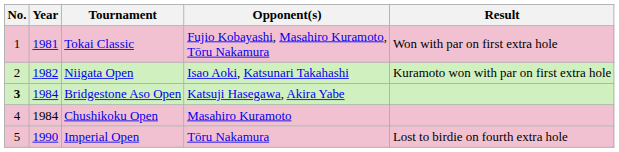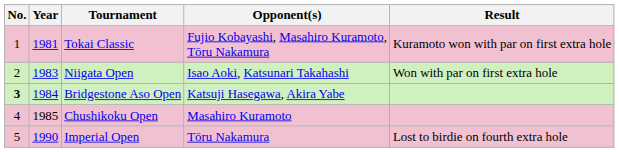(475, 44) Won with par on first extra hole -> (502, 44) Kuramoto won with par on first extra hole
(45, 73) 1982 -> (45, 73) 1983
(502, 73) Kuramoto won with par on first extra hole -> (475, 73) Won with par on first extra hole
(45, 115) 1984 -> (45, 115) 1985
